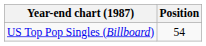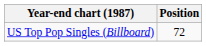(179, 31) 54 -> (179, 31) 72
